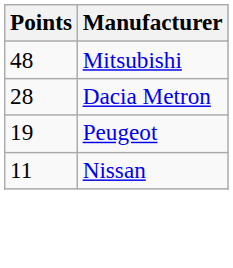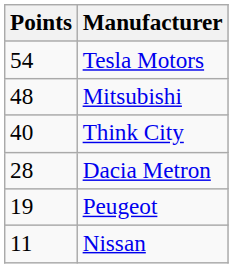+ row: (143, 59)
+ row: (133, 133)
